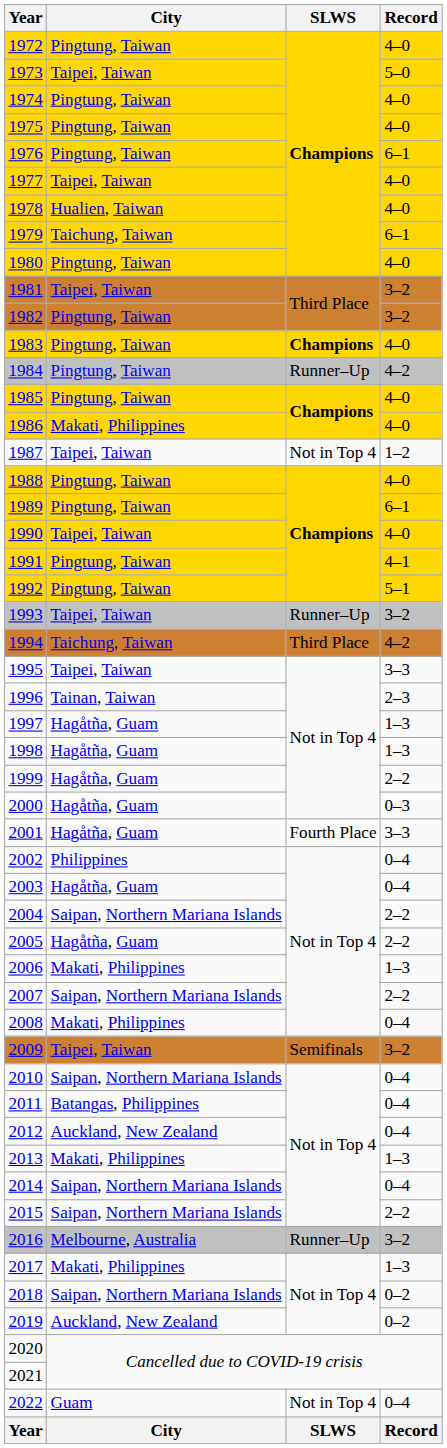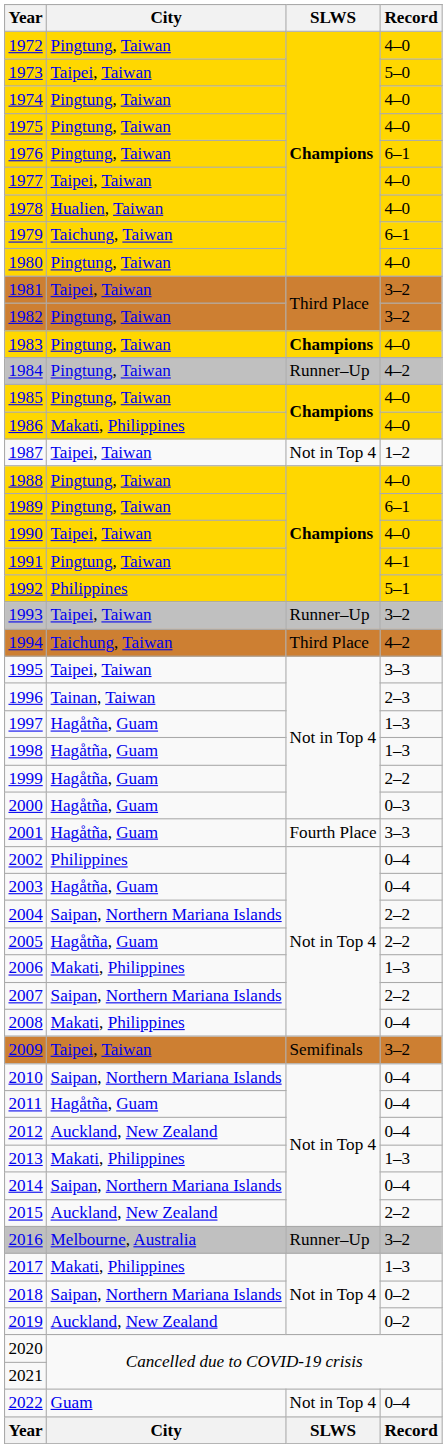(111, 588) Pingtung, Taiwan -> (89, 588) Philippines
(125, 1104) Batangas, Philippines -> (104, 1104) Hagåtña, Guam
(166, 1212) Saipan, Northern Mariana Islands -> (134, 1212) Auckland, New Zealand
